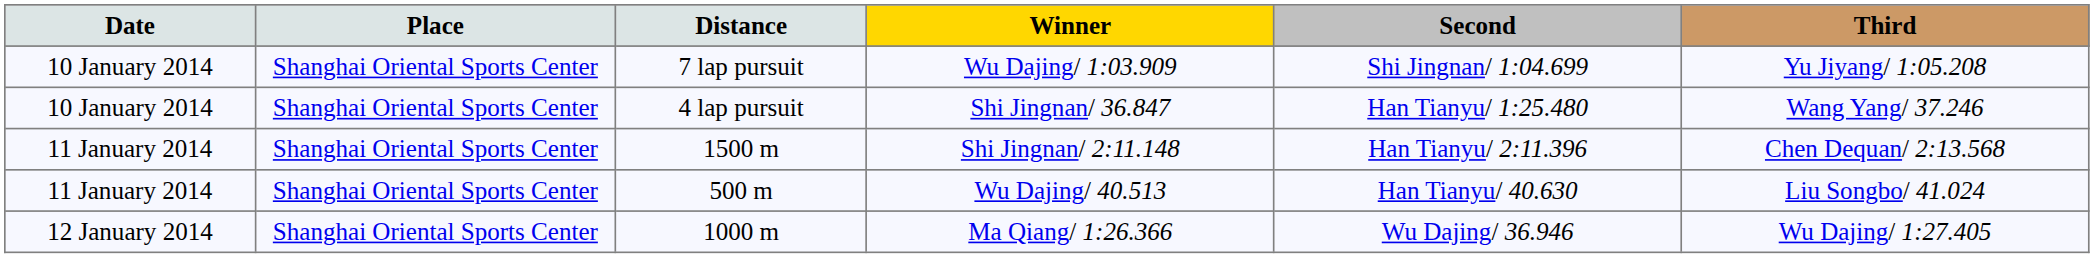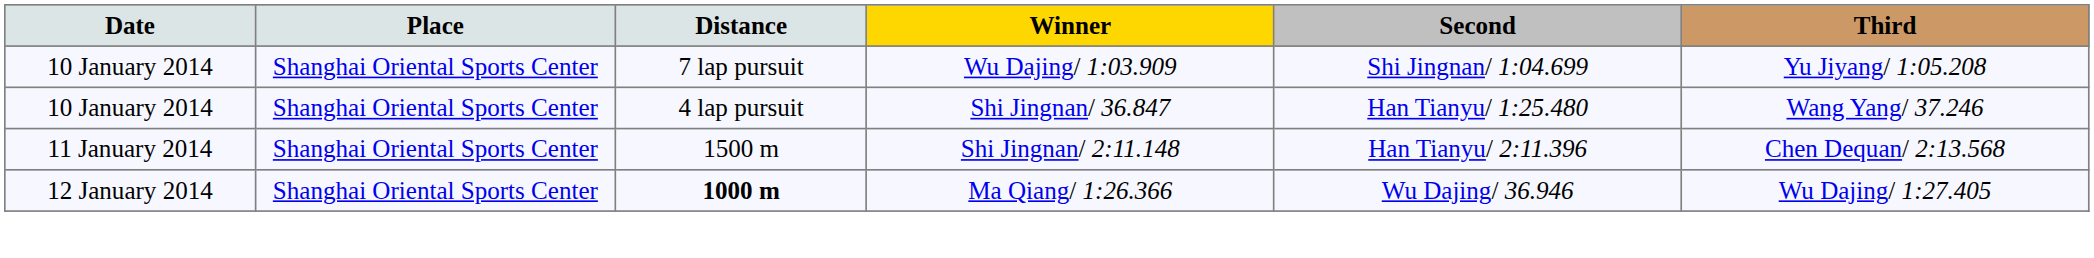- row: (1070, 190)
(741, 231) normal -> (741, 190) bold
